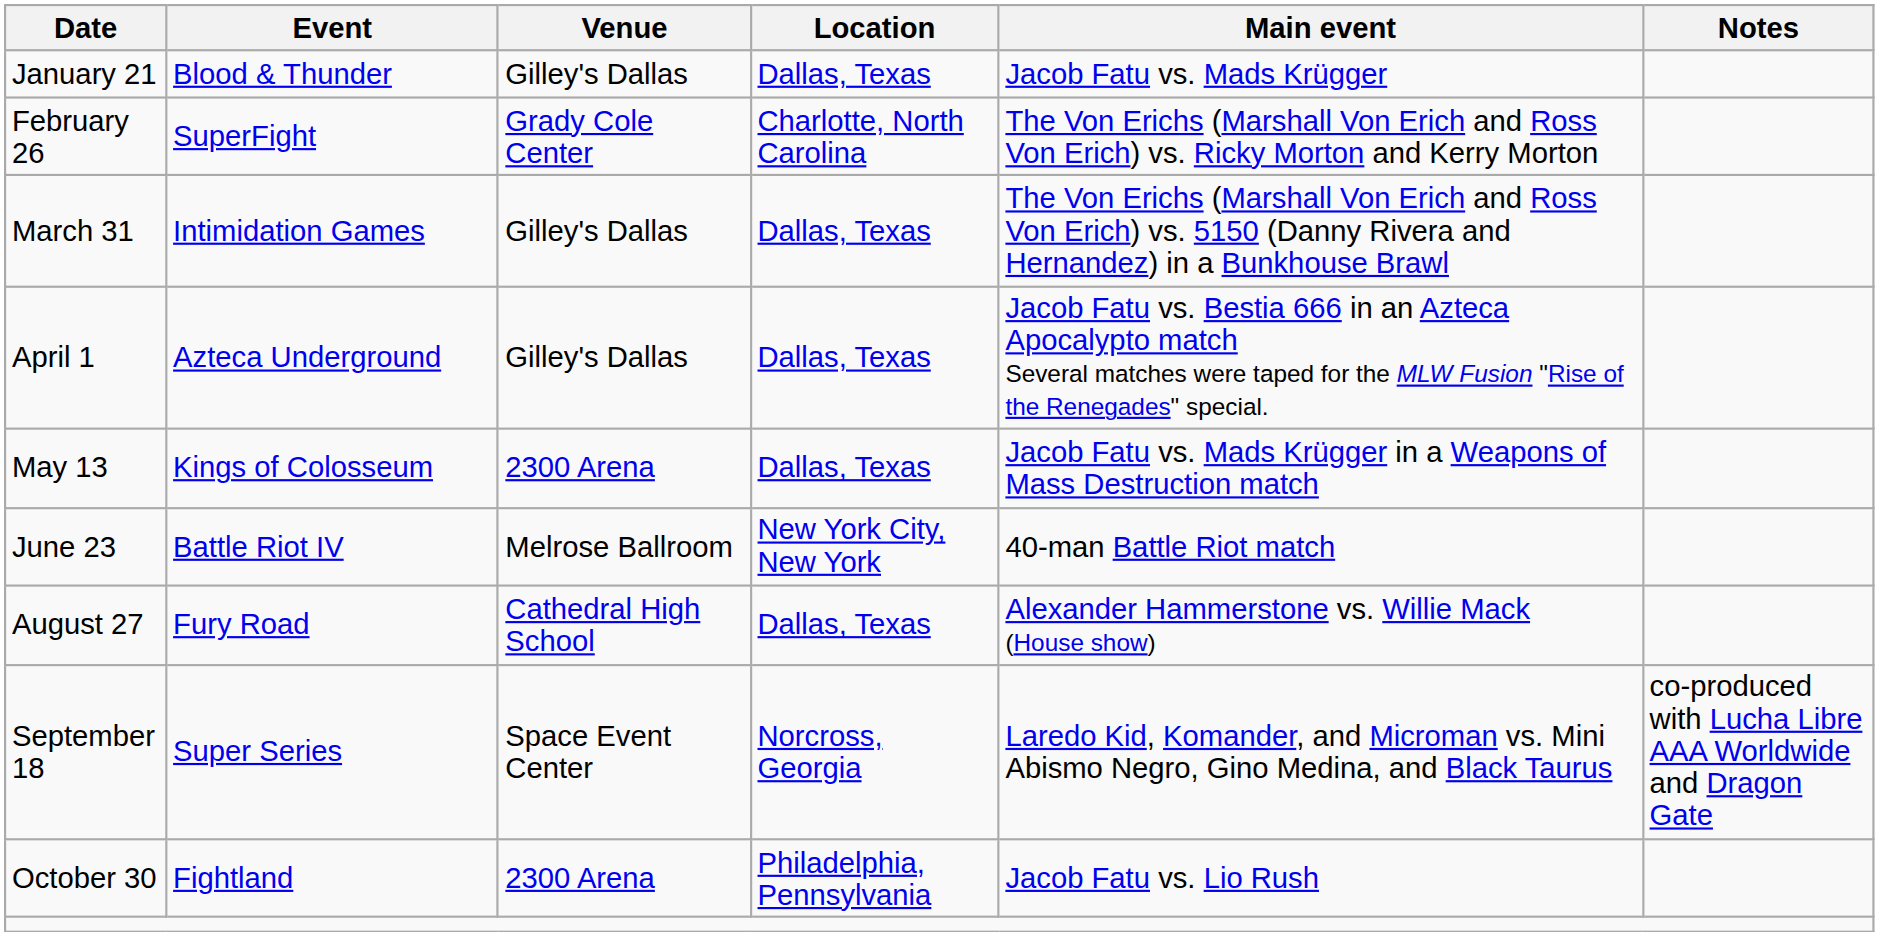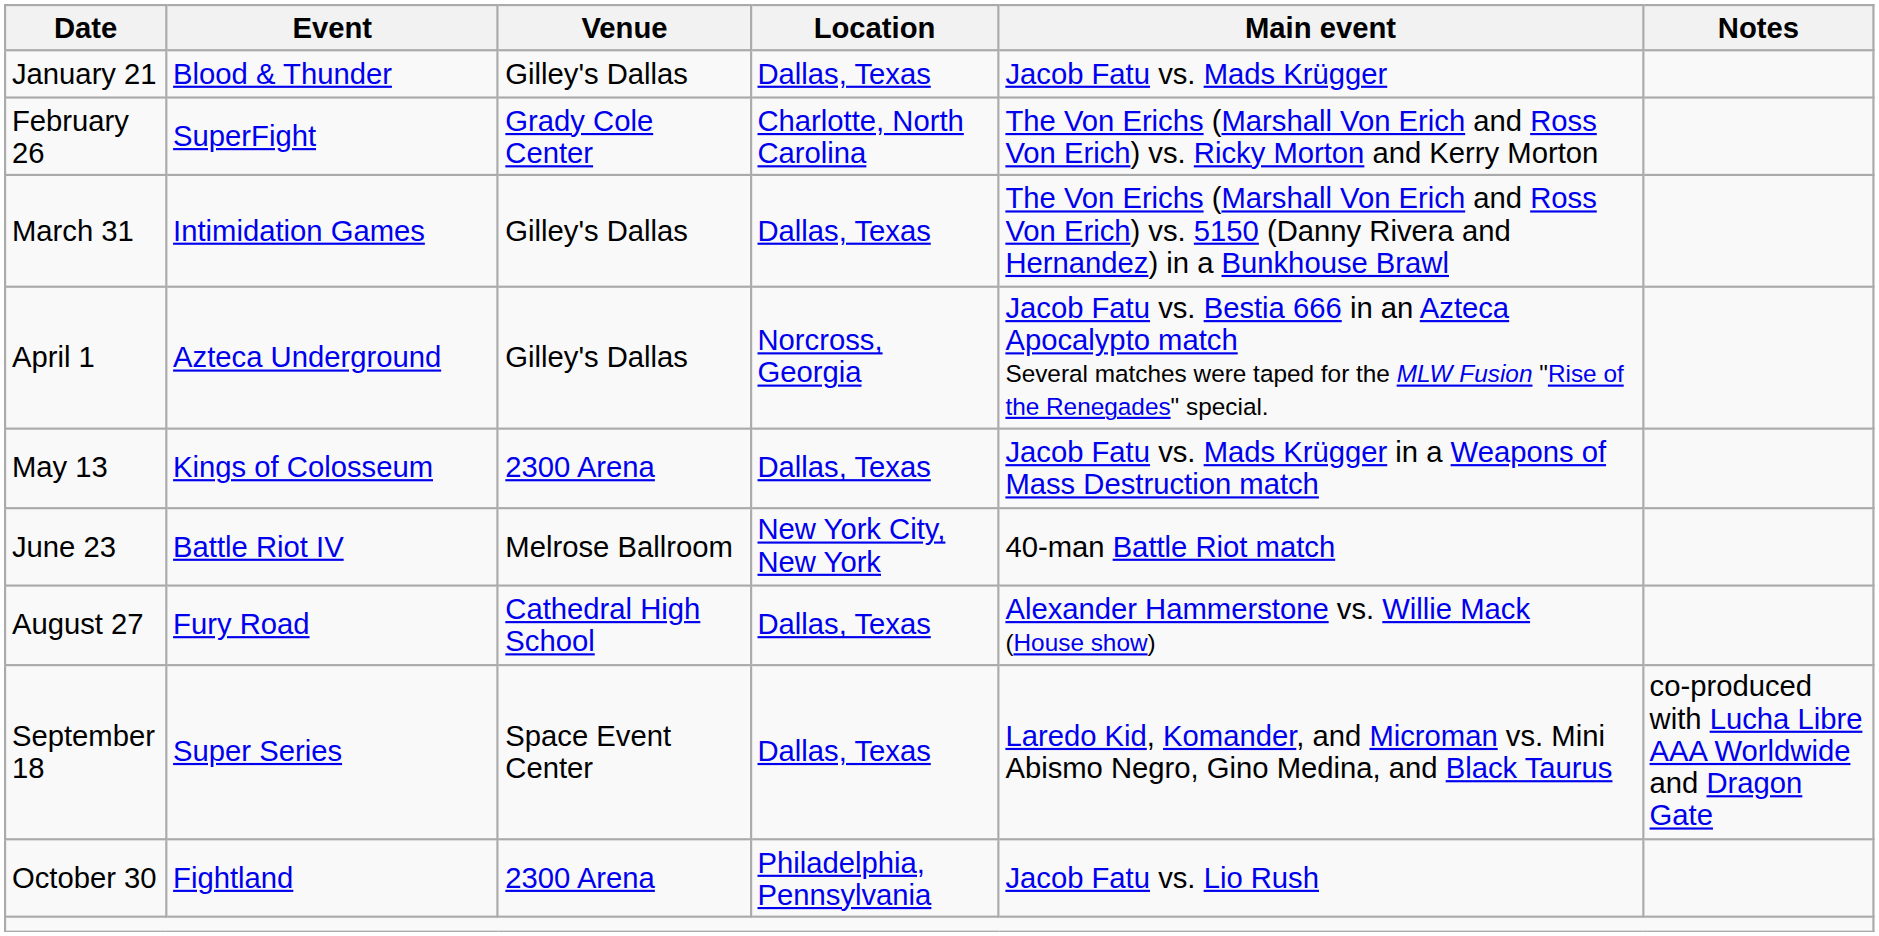(844, 357) Dallas, Texas -> (820, 357) Norcross, Georgia
(820, 751) Norcross, Georgia -> (844, 751) Dallas, Texas
